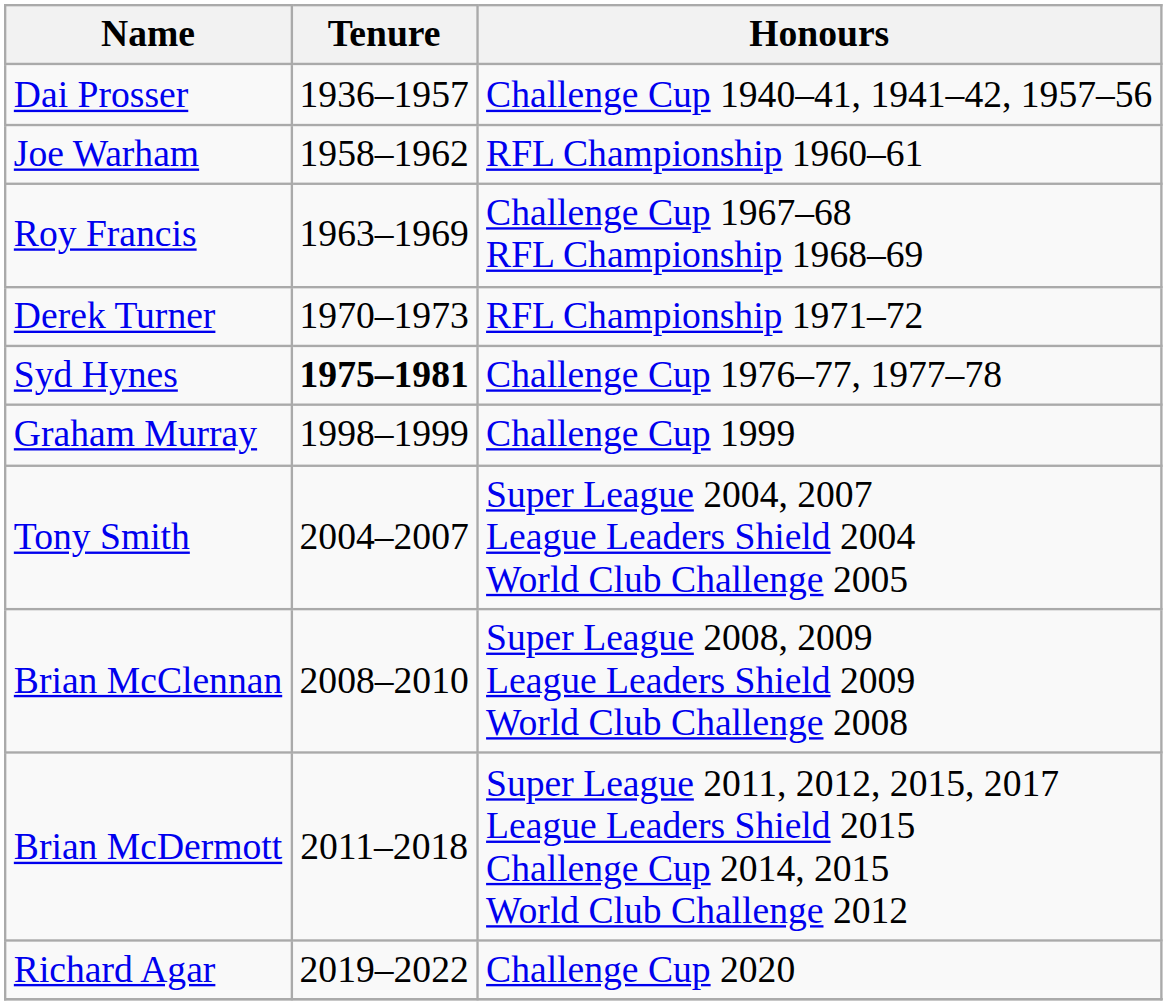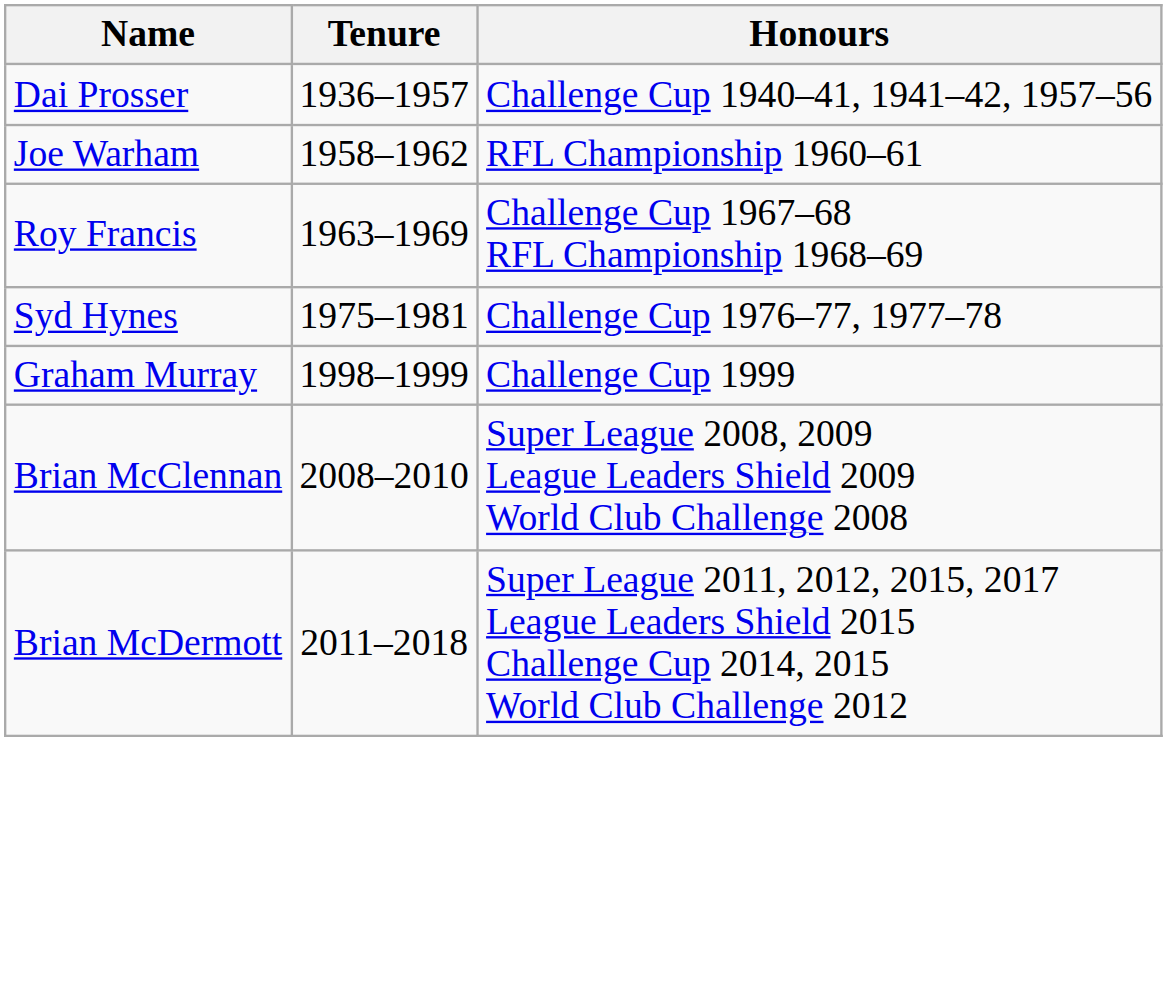- row: (115, 315)
(384, 374) bold -> (384, 315) normal
- row: (102, 536)
- row: (115, 969)
